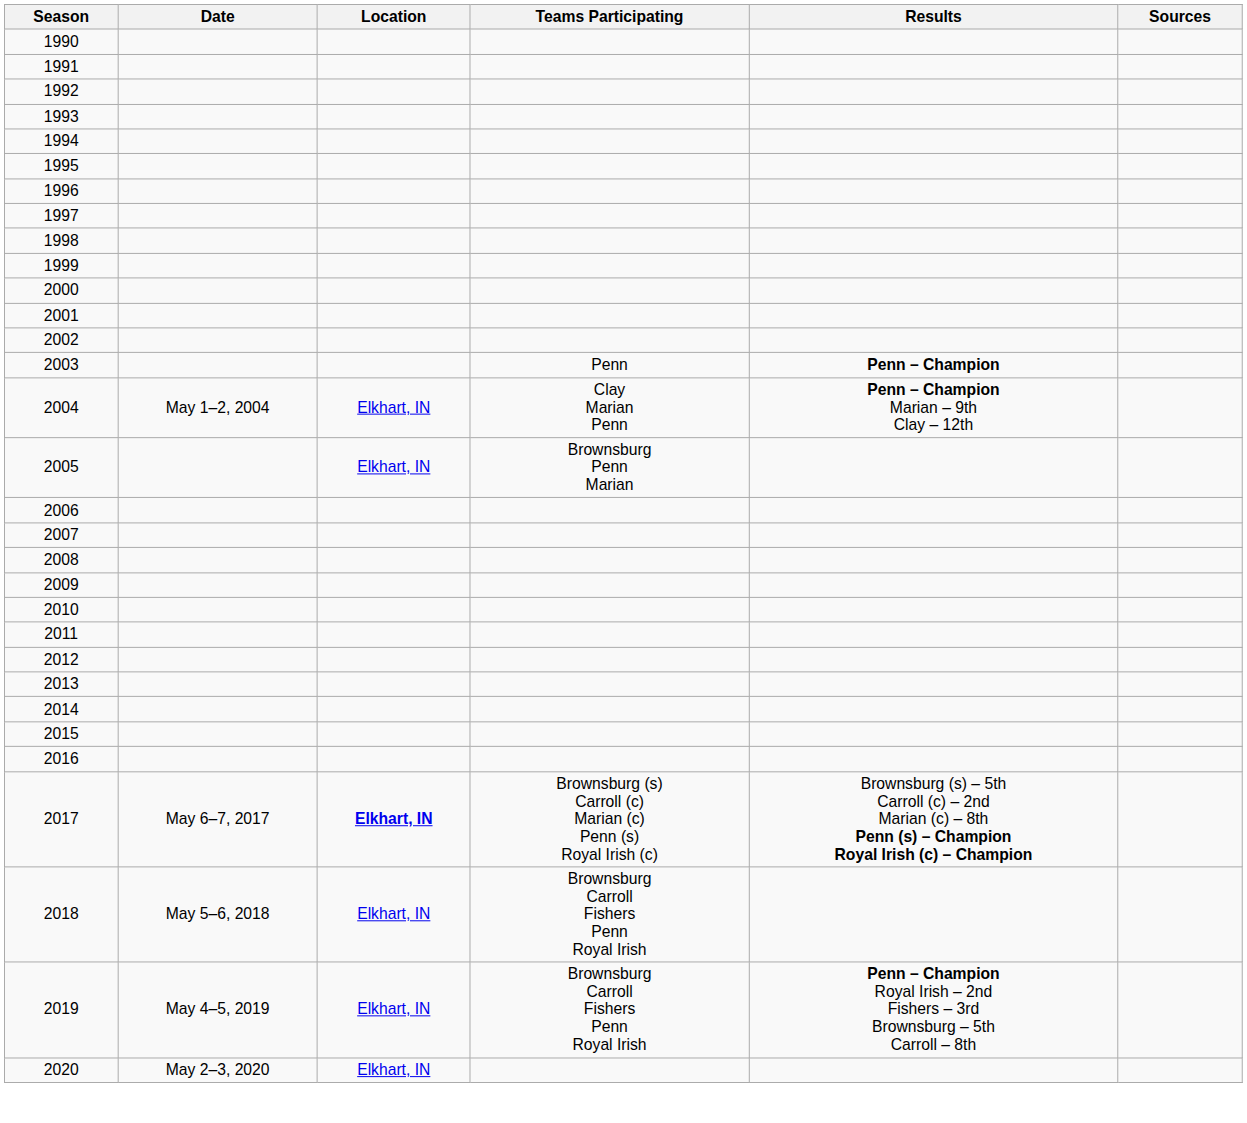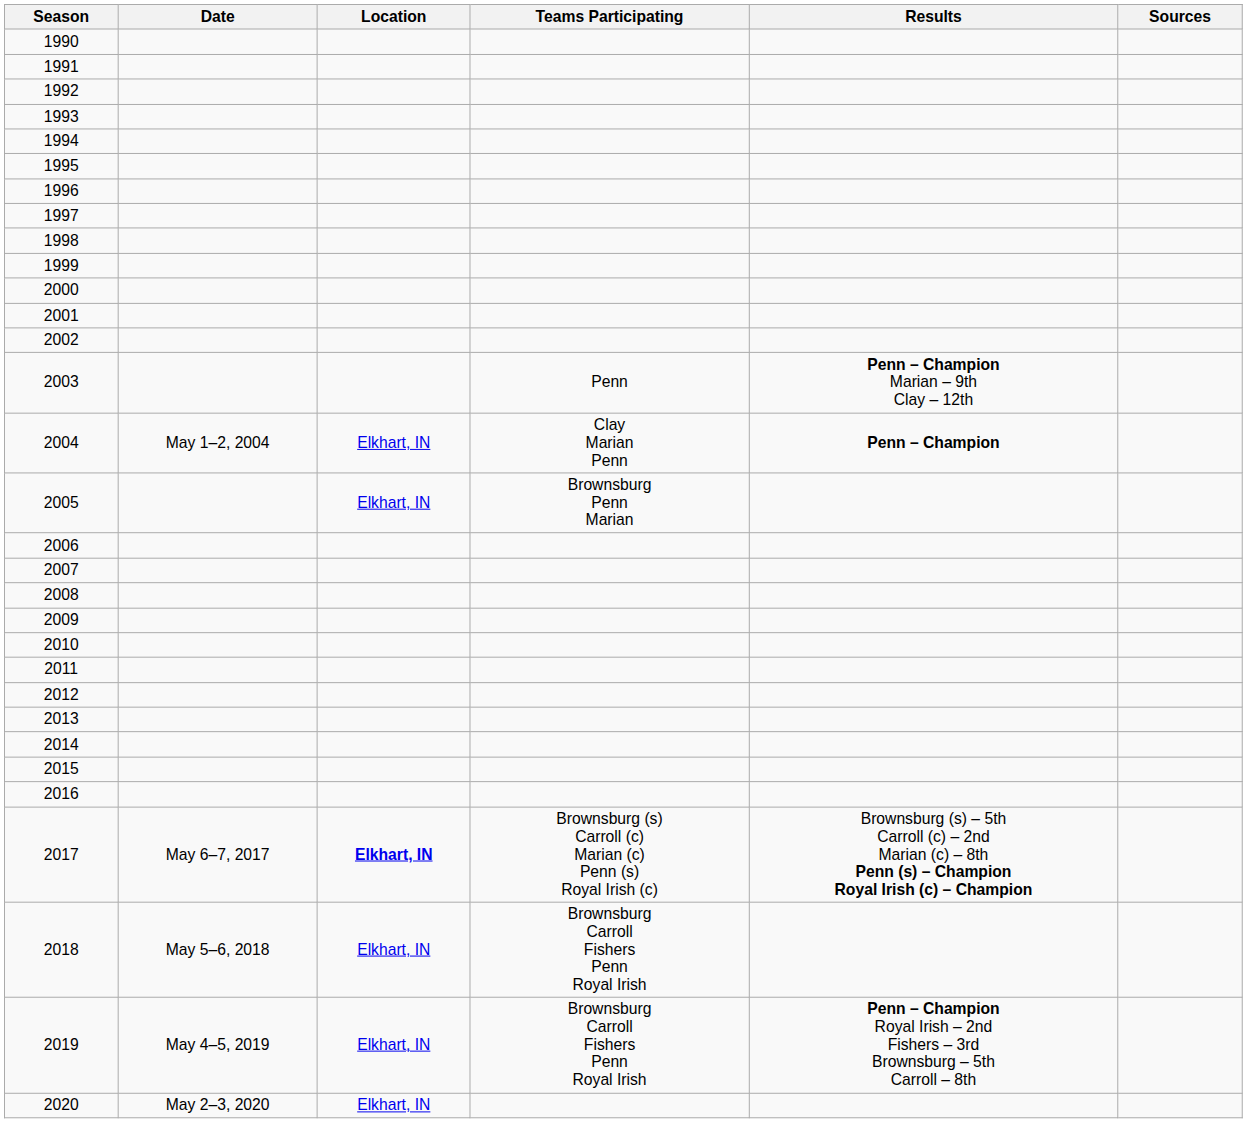(933, 365) Penn – Champion -> (933, 382) Penn – Champion Marian – 9th Clay – 12th
(933, 407) Penn – Champion Marian – 9th Clay – 12th -> (933, 442) Penn – Champion
